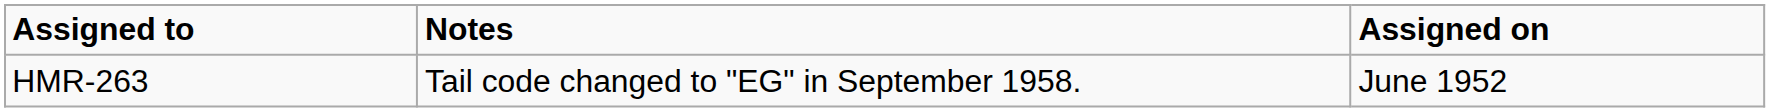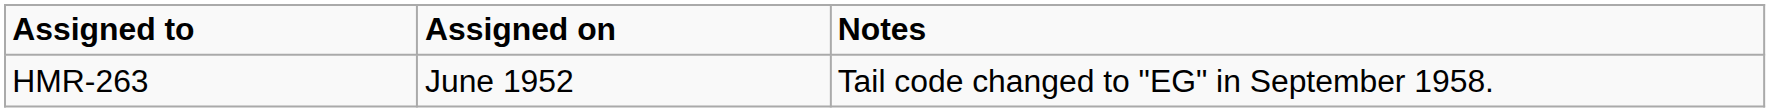columns swapped: (1454, 29) <-> (469, 29)
